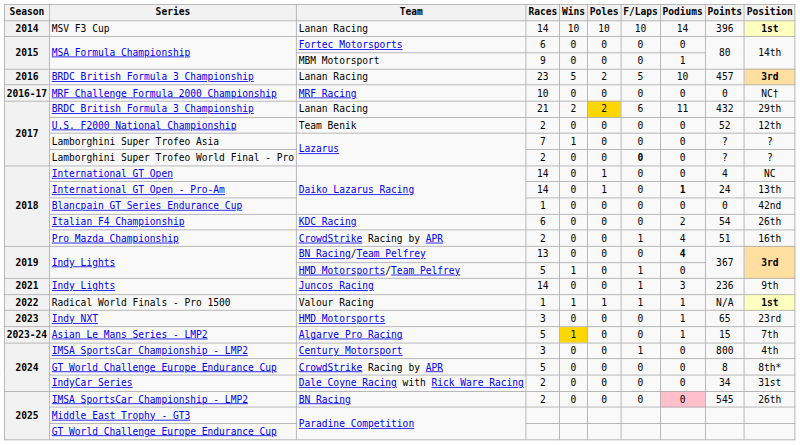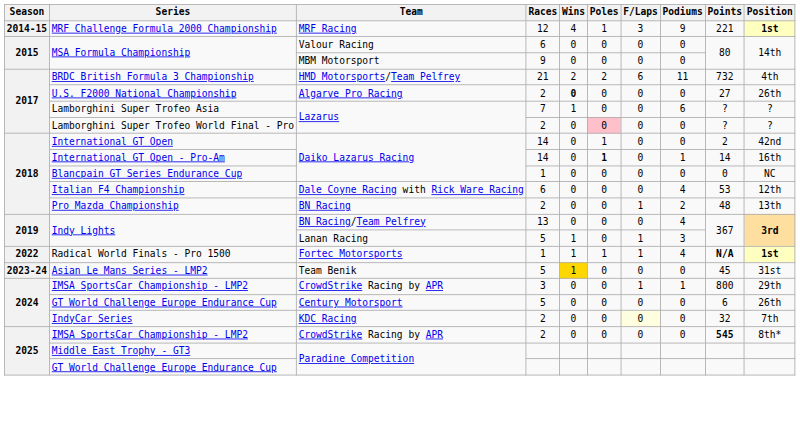- row: (81, 28)
+ row: (164, 28)
(351, 44) Fortec Motorsports -> (336, 44) Valour Racing
(683, 61) 1 -> (683, 61) 0
- row: (153, 77)
- row: (164, 93)
(333, 109) Lanan Racing -> (380, 77) HMD Motorsports/Team Pelfrey
(604, 109) gold background -> (604, 77) no background
(725, 109) 432 -> (725, 77) 732
(770, 109) 29th -> (770, 77) 4th
(328, 125) Team Benik -> (351, 93) Algarve Pro Racing
(573, 125) normal -> (573, 93) bold
(725, 125) 52 -> (725, 93) 27
(770, 125) 12th -> (770, 93) 26th
(683, 141) 0 -> (683, 109) 6
(604, 157) no background -> (604, 125) pink background
(640, 157) bold -> (640, 125) normal
(725, 173) 4 -> (725, 141) 2
(770, 173) NC -> (770, 141) 42nd
(604, 189) normal -> (604, 157) bold
(683, 189) bold -> (683, 157) normal
(725, 189) 24 -> (725, 157) 14
(770, 189) 13th -> (770, 157) 16th
(770, 206) 42nd -> (770, 173) NC
(328, 222) KDC Racing -> (411, 189) Dale Coyne Racing with Rick Ware Racing
(683, 222) 2 -> (683, 189) 4
(725, 222) 54 -> (725, 189) 53
(770, 222) 26th -> (770, 189) 12th
(371, 238) CrowdStrike Racing by APR -> (325, 206) BN Racing
(683, 238) 4 -> (683, 206) 2
(725, 238) 51 -> (725, 206) 48
(770, 238) 16th -> (770, 206) 13th
(683, 254) bold -> (683, 222) normal
(380, 270) HMD Motorsports/Team Pelfrey -> (333, 238) Lanan Racing
(683, 270) 0 -> (683, 238) 3
- row: (84, 286)
(336, 302) Valour Racing -> (351, 254) Fortec Motorsports
(683, 302) 1 -> (683, 254) 4
(725, 302) normal -> (725, 254) bold
- row: (75, 318)
(351, 335) Algarve Pro Racing -> (328, 270) Team Benik
(683, 335) 1 -> (683, 270) 0
(725, 335) 15 -> (725, 270) 45
(770, 335) 7th -> (770, 270) 31st
(351, 351) Century Motorsport -> (371, 286) CrowdStrike Racing by APR
(683, 351) 0 -> (683, 286) 1
(770, 351) 4th -> (770, 286) 29th
(371, 367) CrowdStrike Racing by APR -> (351, 302) Century Motorsport
(725, 367) 8 -> (725, 302) 6
(770, 367) 8th* -> (770, 302) 26th
(411, 383) Dale Coyne Racing with Rick Ware Racing -> (328, 318) KDC Racing
(640, 383) no background -> (640, 318) lightyellow background
(725, 383) 34 -> (725, 318) 32
(770, 383) 31st -> (770, 318) 7th
(325, 399) BN Racing -> (371, 335) CrowdStrike Racing by APR
(683, 399) pink background -> (683, 335) no background
(725, 399) normal -> (725, 335) bold
(770, 399) 26th -> (770, 335) 8th*
